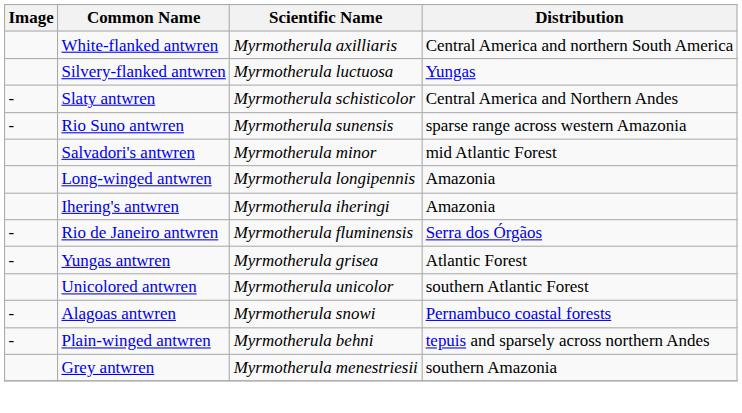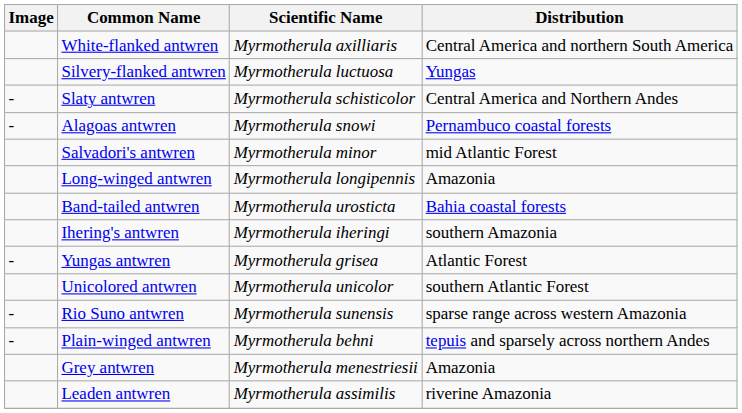rows swapped: (123, 125) <-> (119, 313)
+ row: (130, 206)
(460, 206) Amazonia -> (491, 233) southern Amazonia
- row: (140, 233)
(491, 367) southern Amazonia -> (460, 367) Amazonia
+ row: (116, 394)
